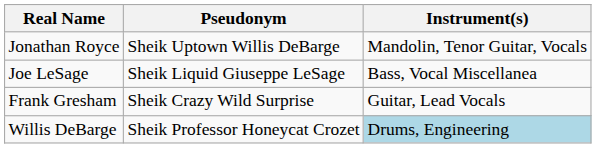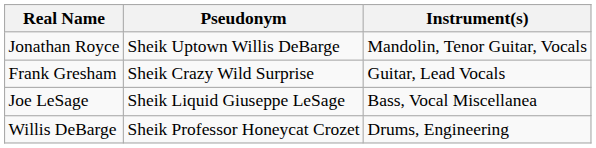rows swapped: (63, 101) <-> (49, 73)
(438, 128) lightblue background -> (438, 128) no background
